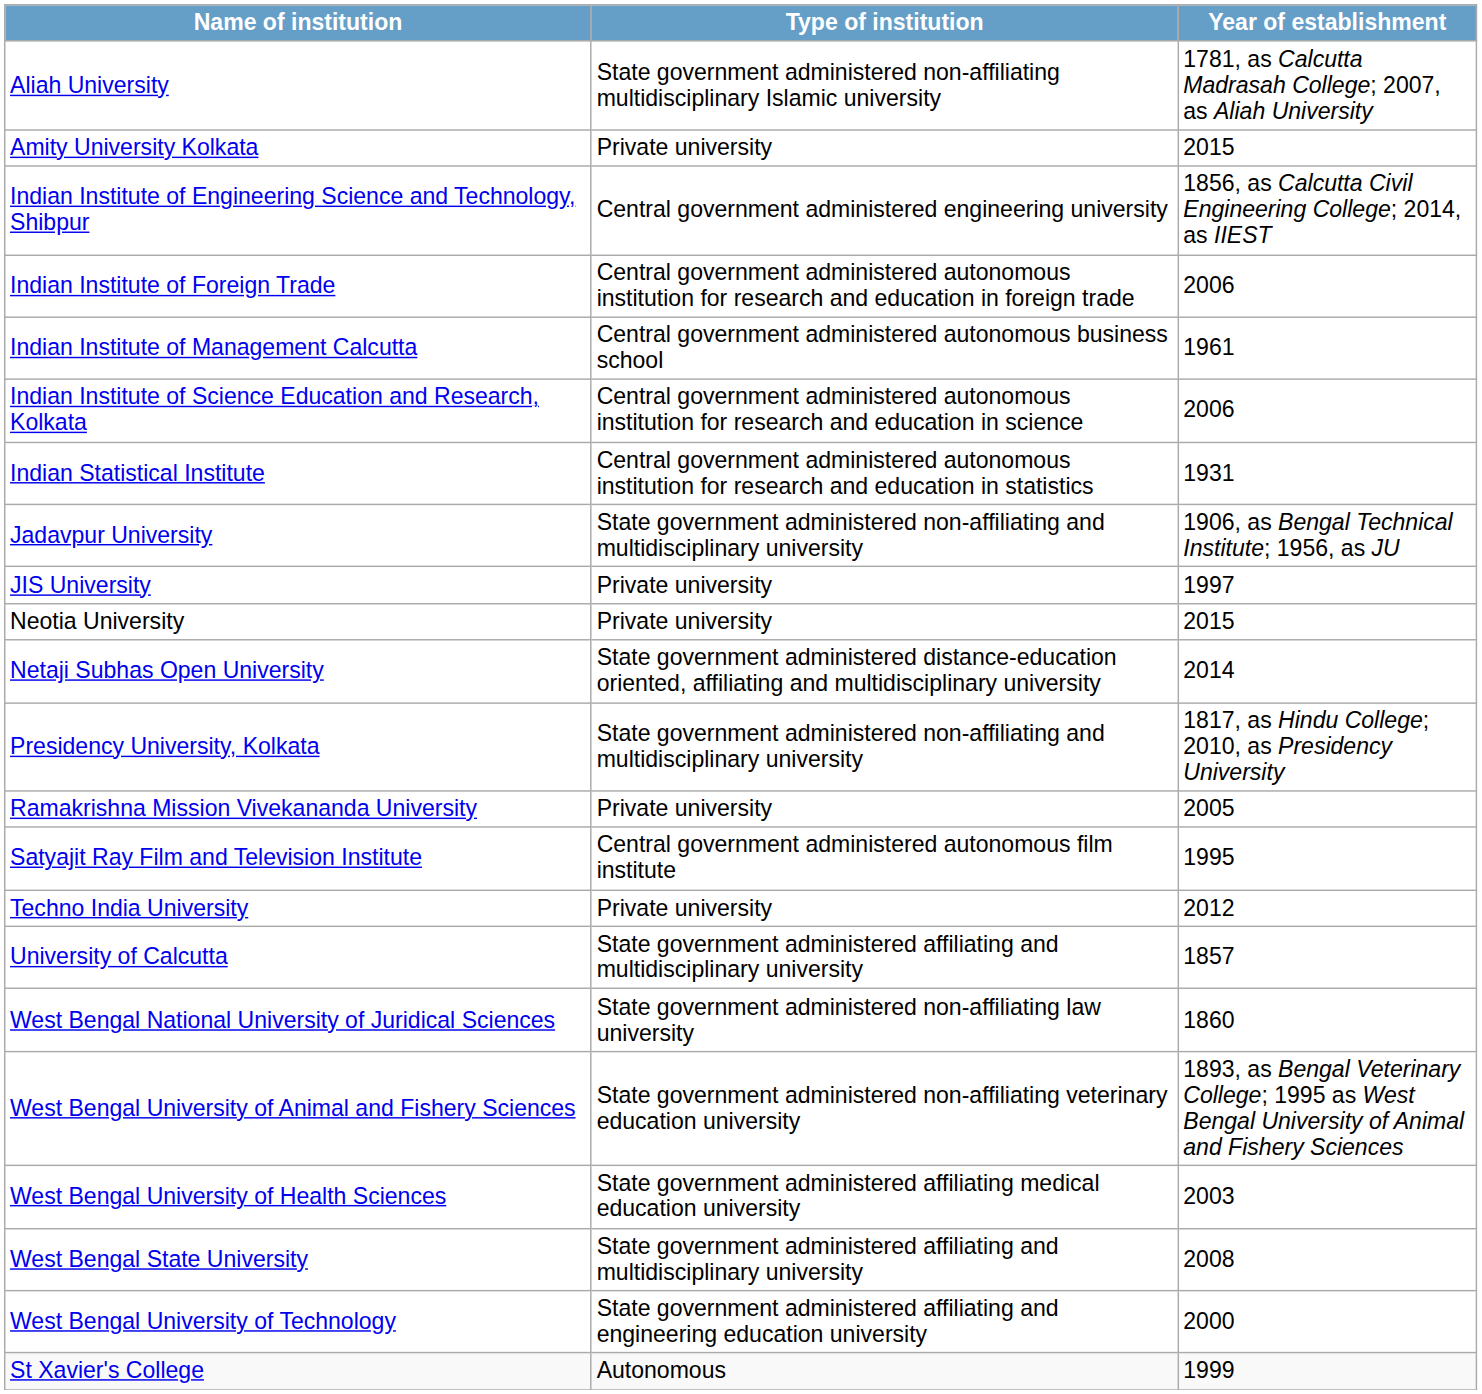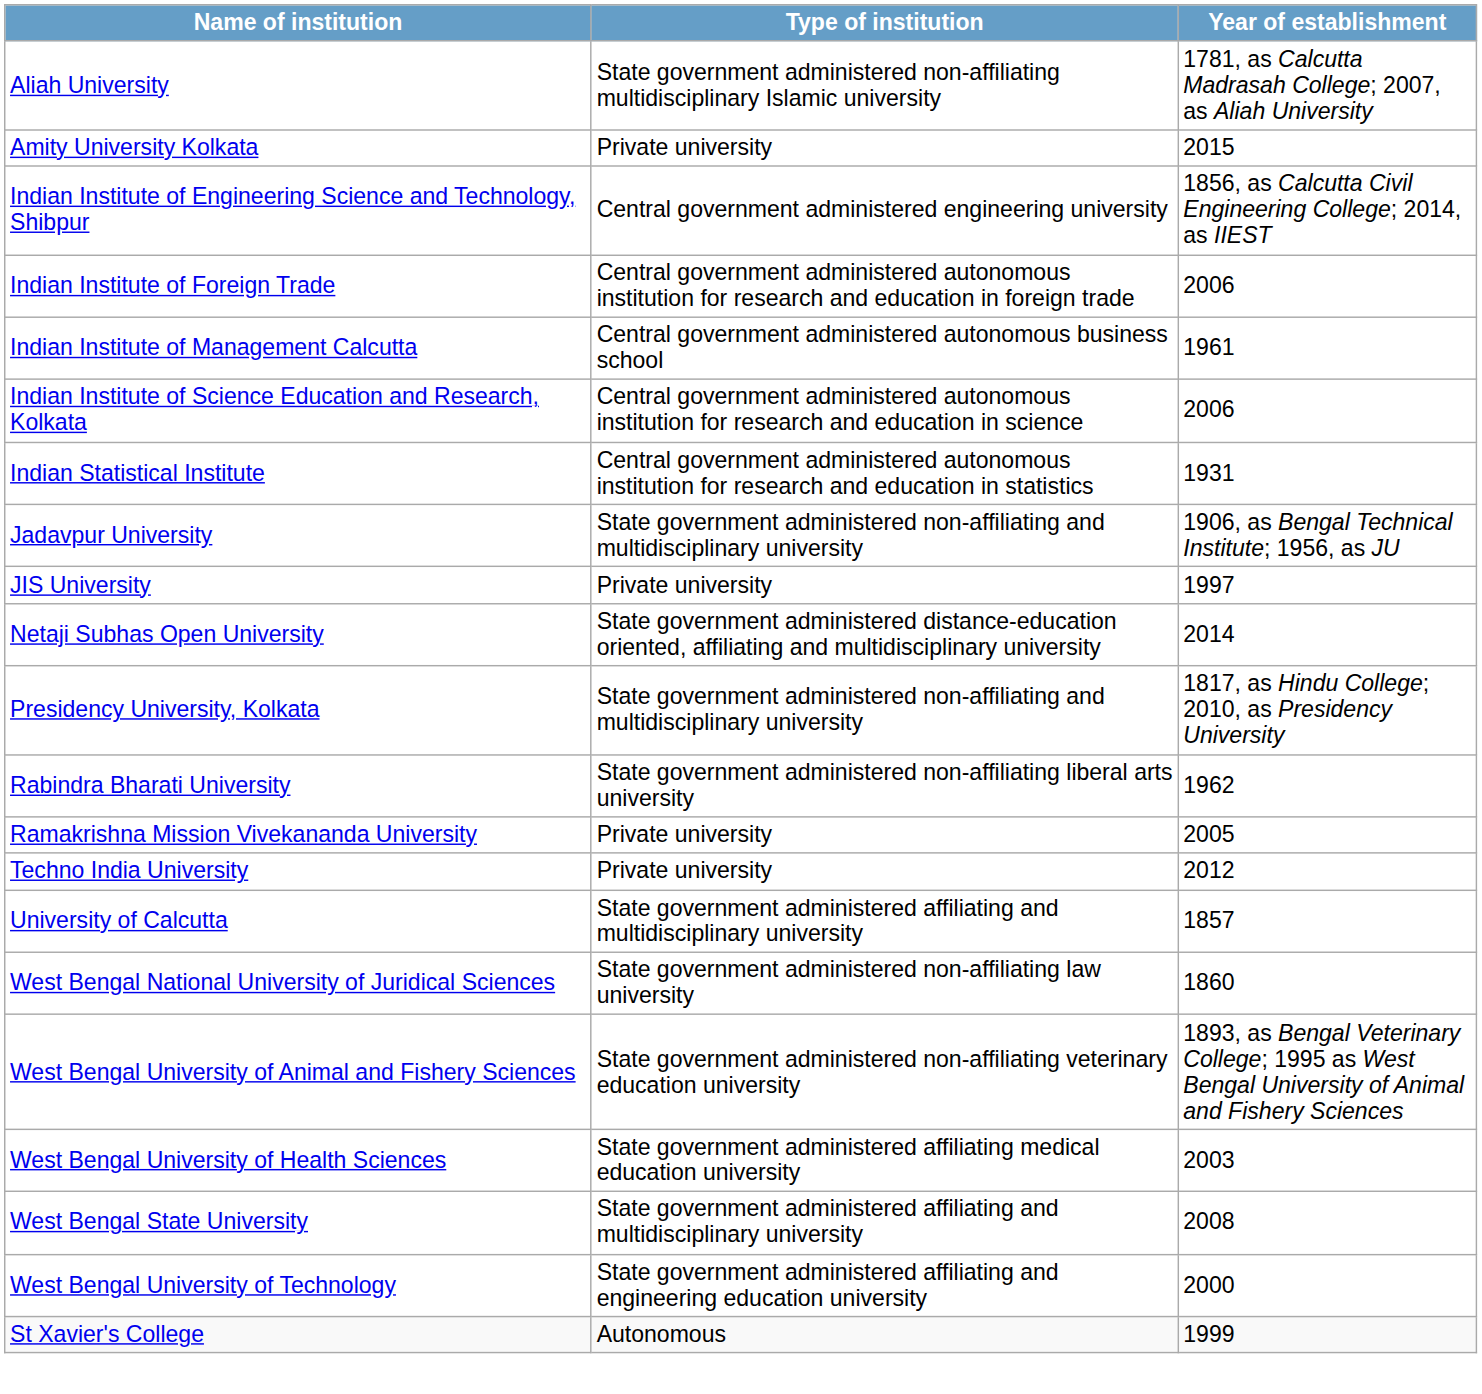- row: (97, 621)
+ row: (150, 785)
- row: (216, 858)
